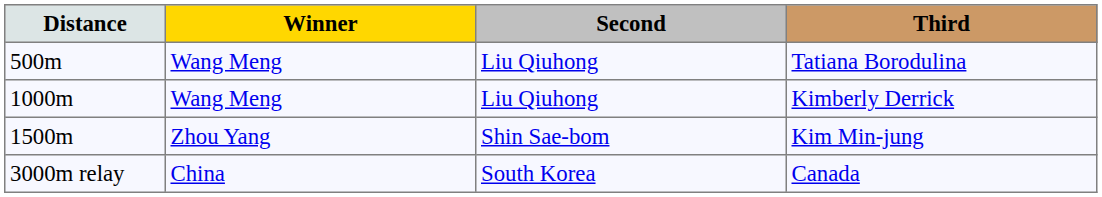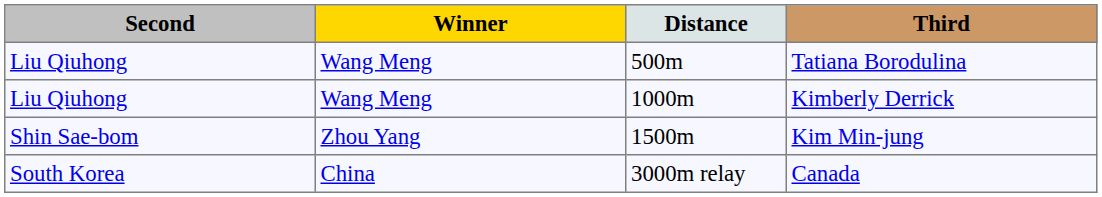columns swapped: (85, 23) <-> (631, 23)
